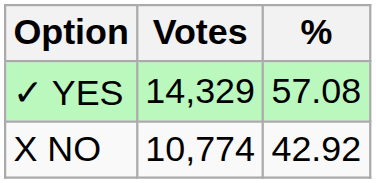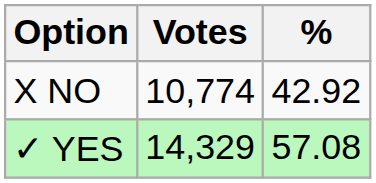rows swapped: (68, 92) <-> (57, 148)
